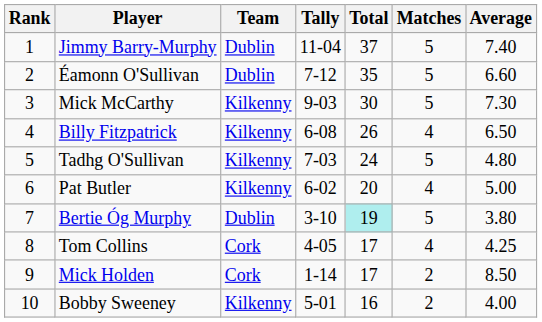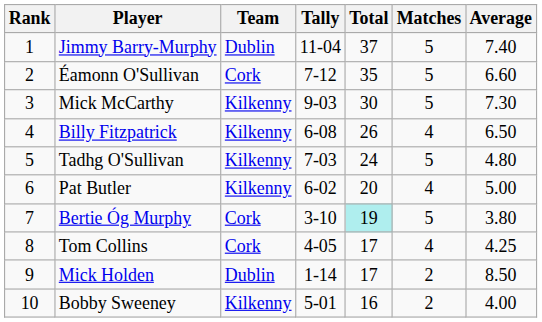(250, 75) Dublin -> (243, 75) Cork
(250, 217) Dublin -> (243, 217) Cork
(243, 274) Cork -> (250, 274) Dublin
